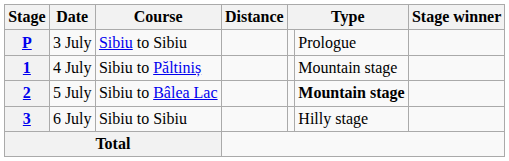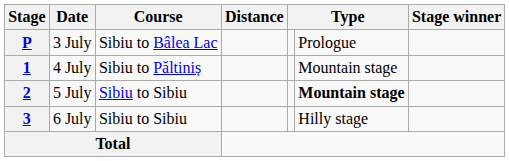(143, 42) Sibiu to Sibiu -> (158, 42) Sibiu to Bâlea Lac
(158, 93) Sibiu to Bâlea Lac -> (143, 93) Sibiu to Sibiu
